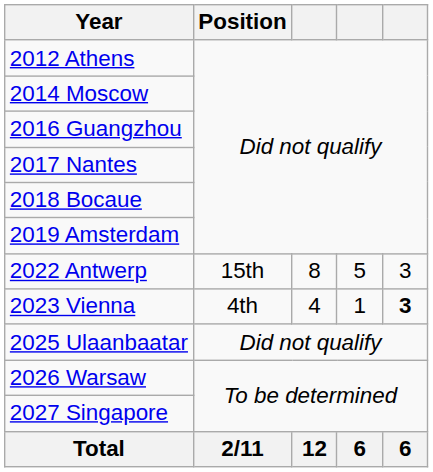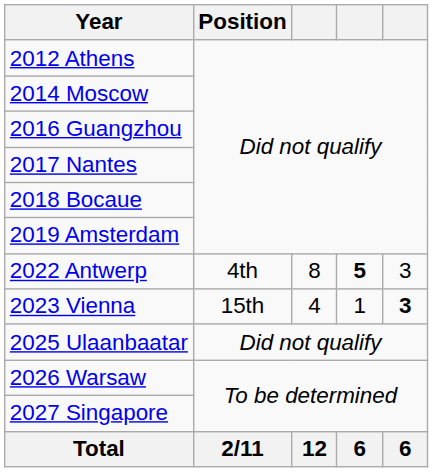(242, 270) 15th -> (242, 270) 4th
(360, 270) normal -> (360, 270) bold
(242, 306) 4th -> (242, 306) 15th
